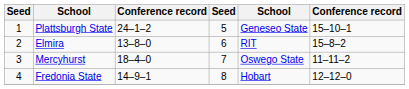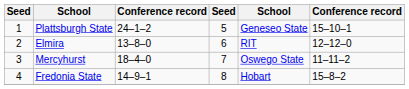(329, 44) 15–8–2 -> (332, 44) 12–12–0
(332, 76) 12–12–0 -> (329, 76) 15–8–2
